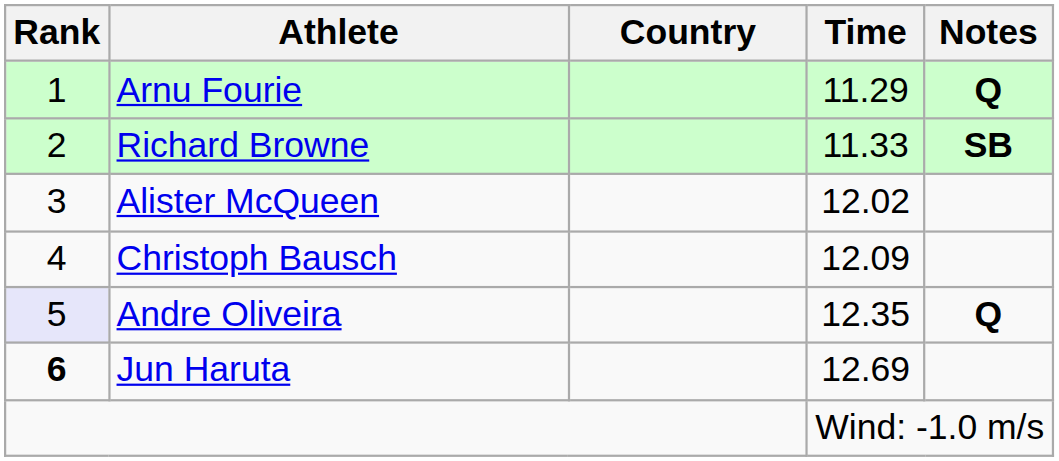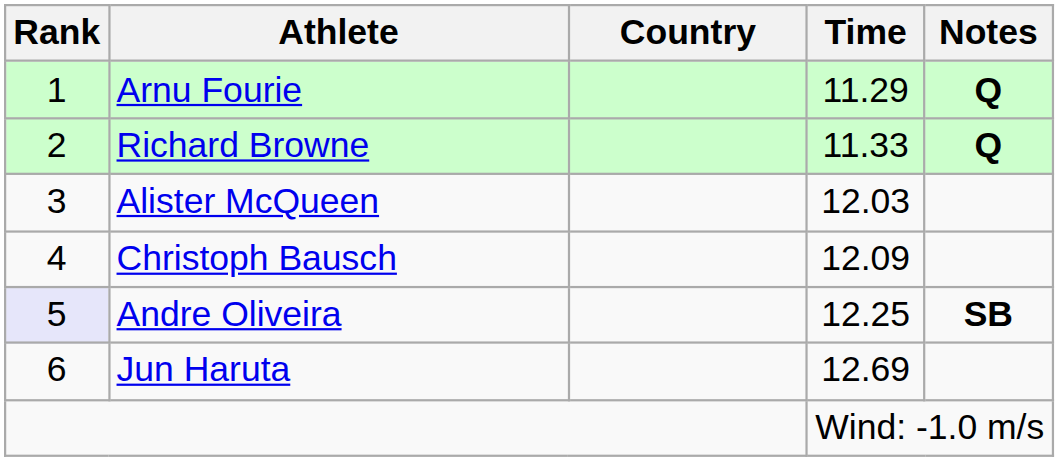(988, 145) SB -> (988, 145) Q
(866, 201) 12.02 -> (866, 201) 12.03
(866, 314) 12.35 -> (866, 314) 12.25
(988, 314) Q -> (988, 314) SB
(57, 370) bold -> (57, 370) normal
